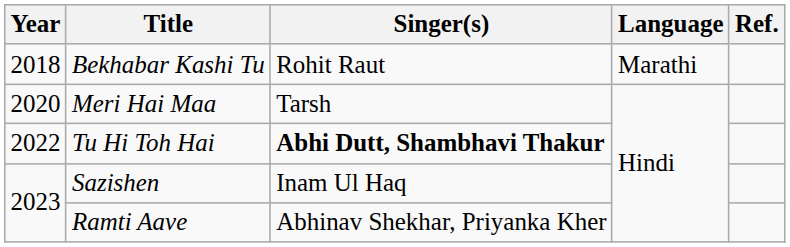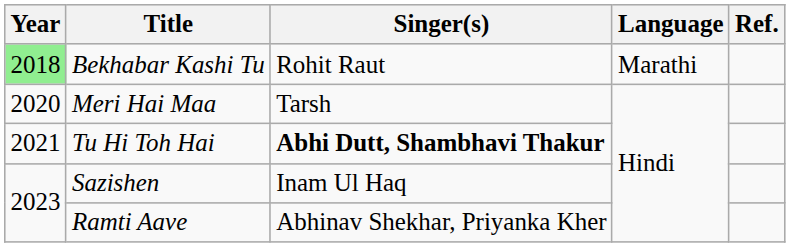(35, 63) no background -> (35, 63) lightgreen background
(35, 143) 2022 -> (35, 143) 2021
